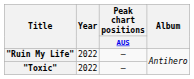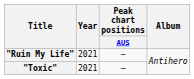(88, 55) 2022 -> (88, 55) 2021
(88, 68) 2022 -> (88, 68) 2021
